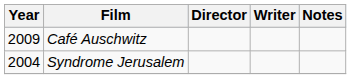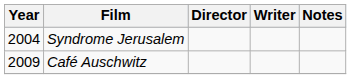rows swapped: (116, 62) <-> (97, 39)
